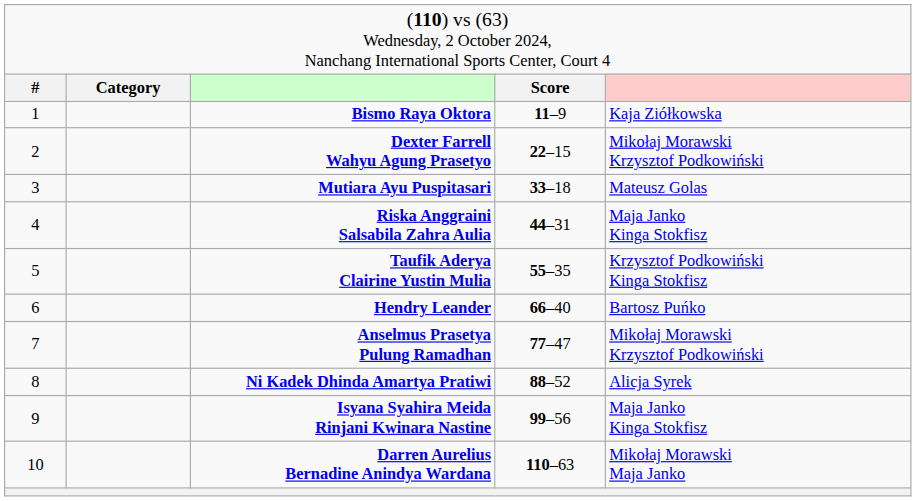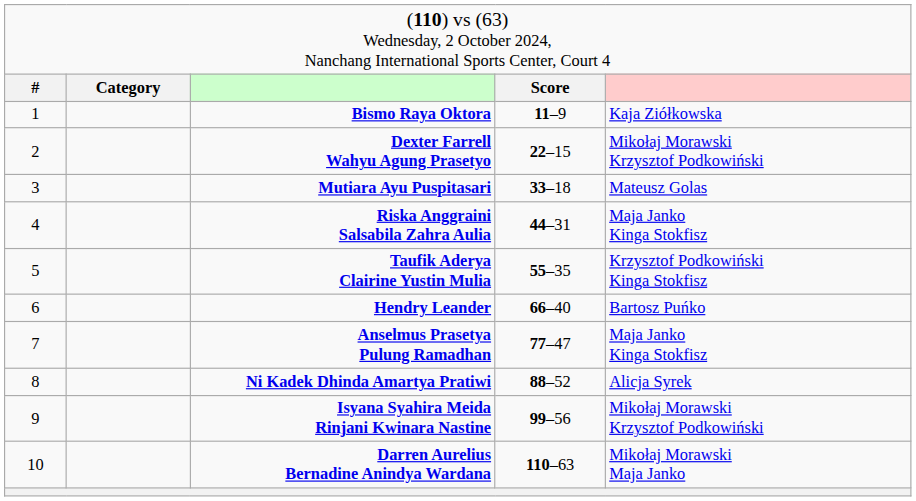(686, 345) Mikołaj Morawski Krzysztof Podkowiński -> (658, 345) Maja Janko Kinga Stokfisz
(658, 418) Maja Janko Kinga Stokfisz -> (686, 418) Mikołaj Morawski Krzysztof Podkowiński
